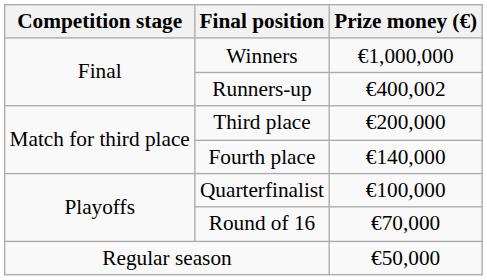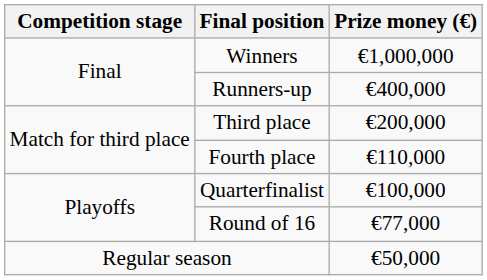(406, 88) €400,002 -> (406, 88) €400,000
(406, 156) €140,000 -> (406, 156) €110,000
(406, 223) €70,000 -> (406, 223) €77,000
